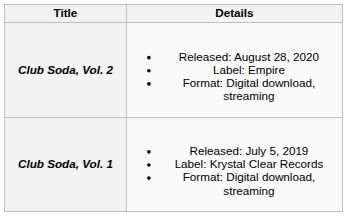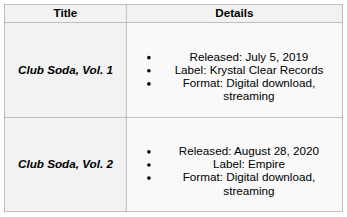rows swapped: (65, 164) <-> (65, 70)
